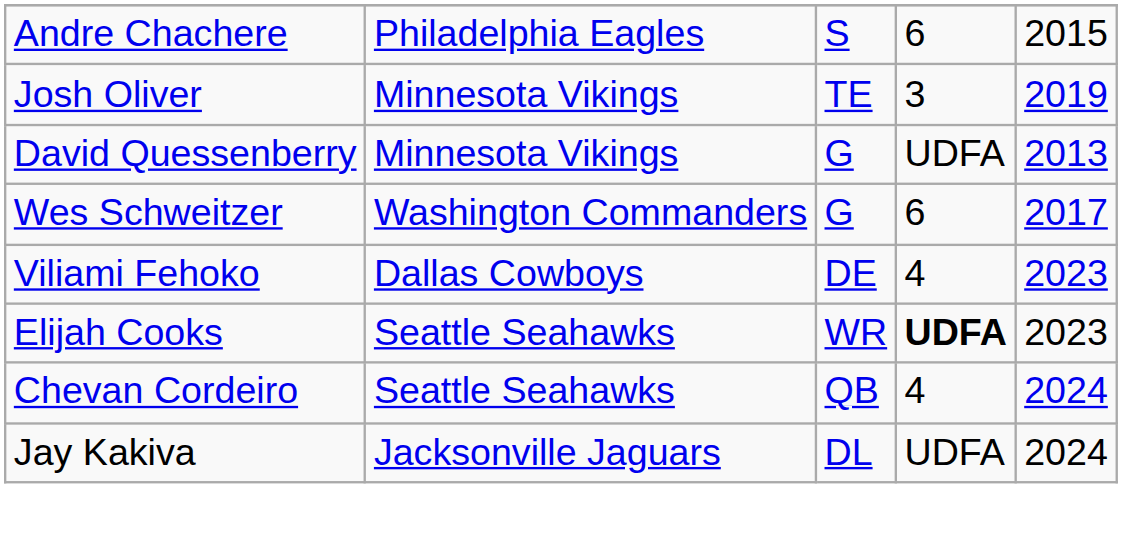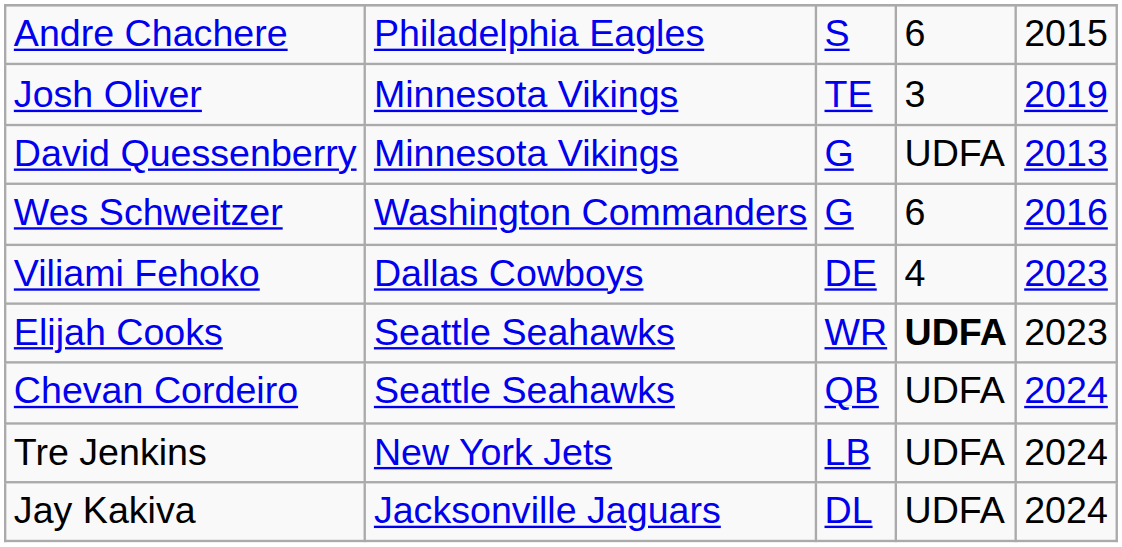(1066, 213) 2017 -> (1066, 213) 2016
(915, 392) 4 -> (955, 392) UDFA
+ row: (110, 451)
